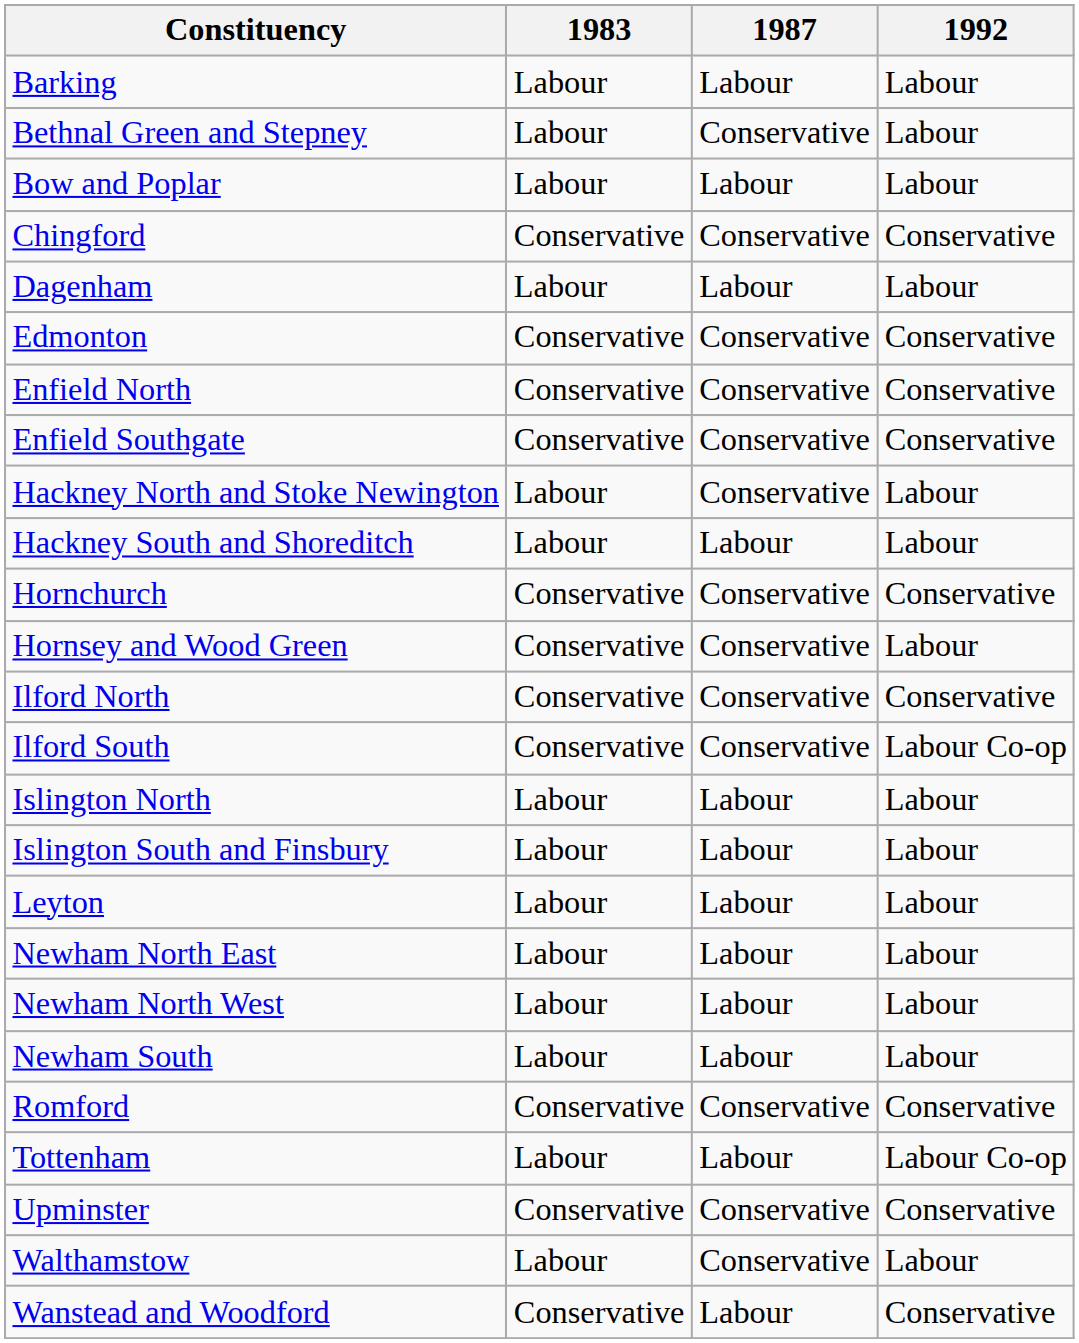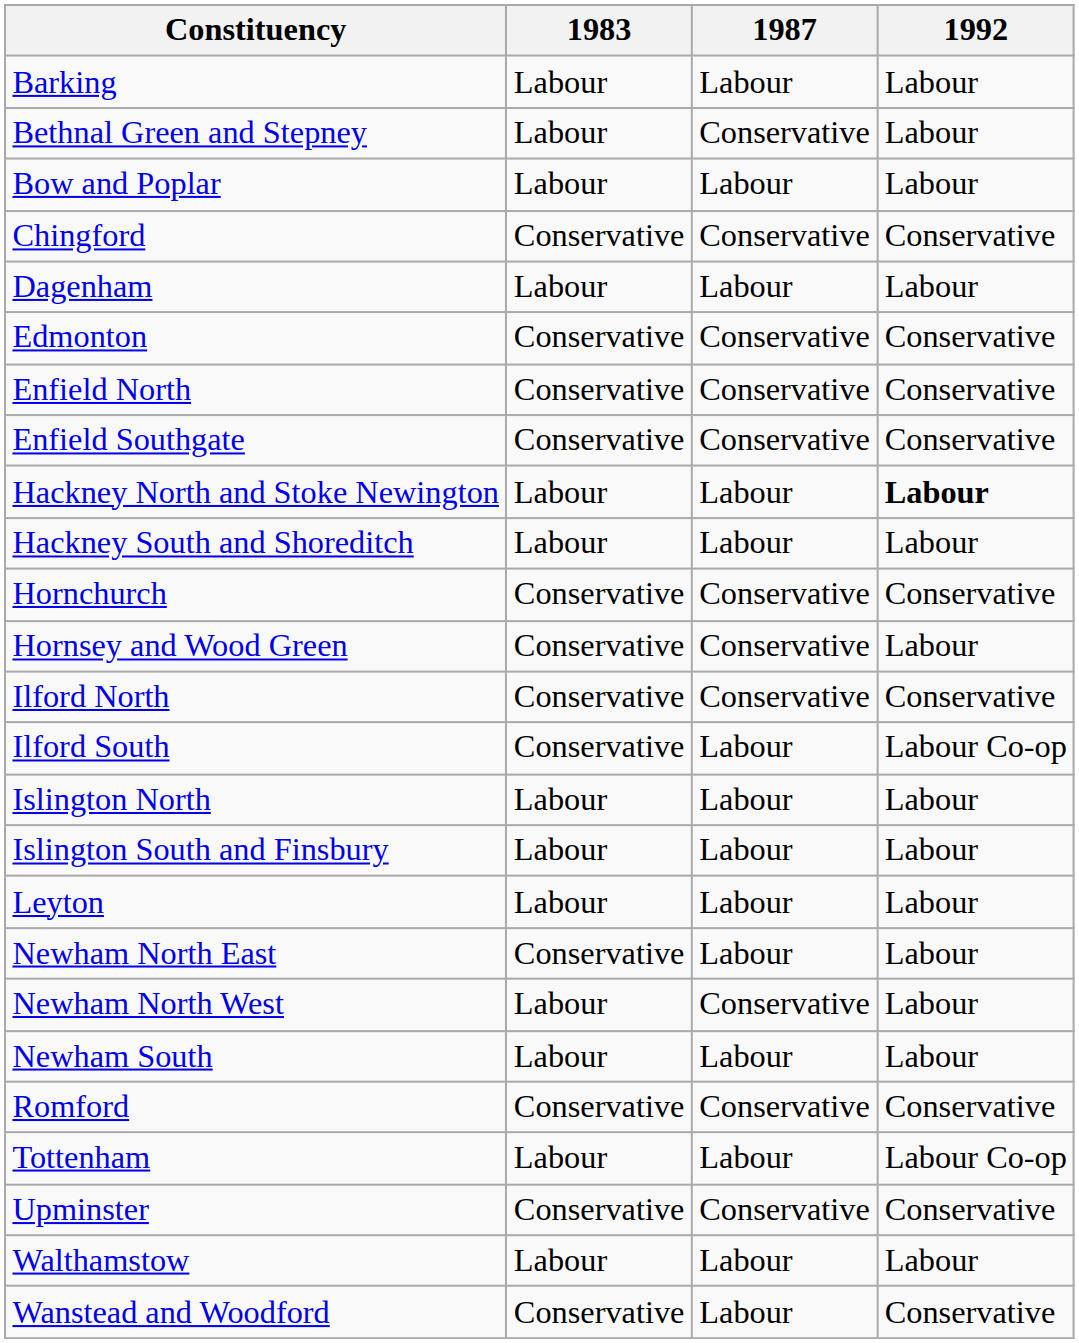(785, 491) Conservative -> (746, 491) Labour
(931, 491) normal -> (937, 491) bold
(785, 747) Conservative -> (746, 747) Labour
(561, 952) Labour -> (599, 952) Conservative
(746, 1004) Labour -> (785, 1004) Conservative
(785, 1260) Conservative -> (746, 1260) Labour
